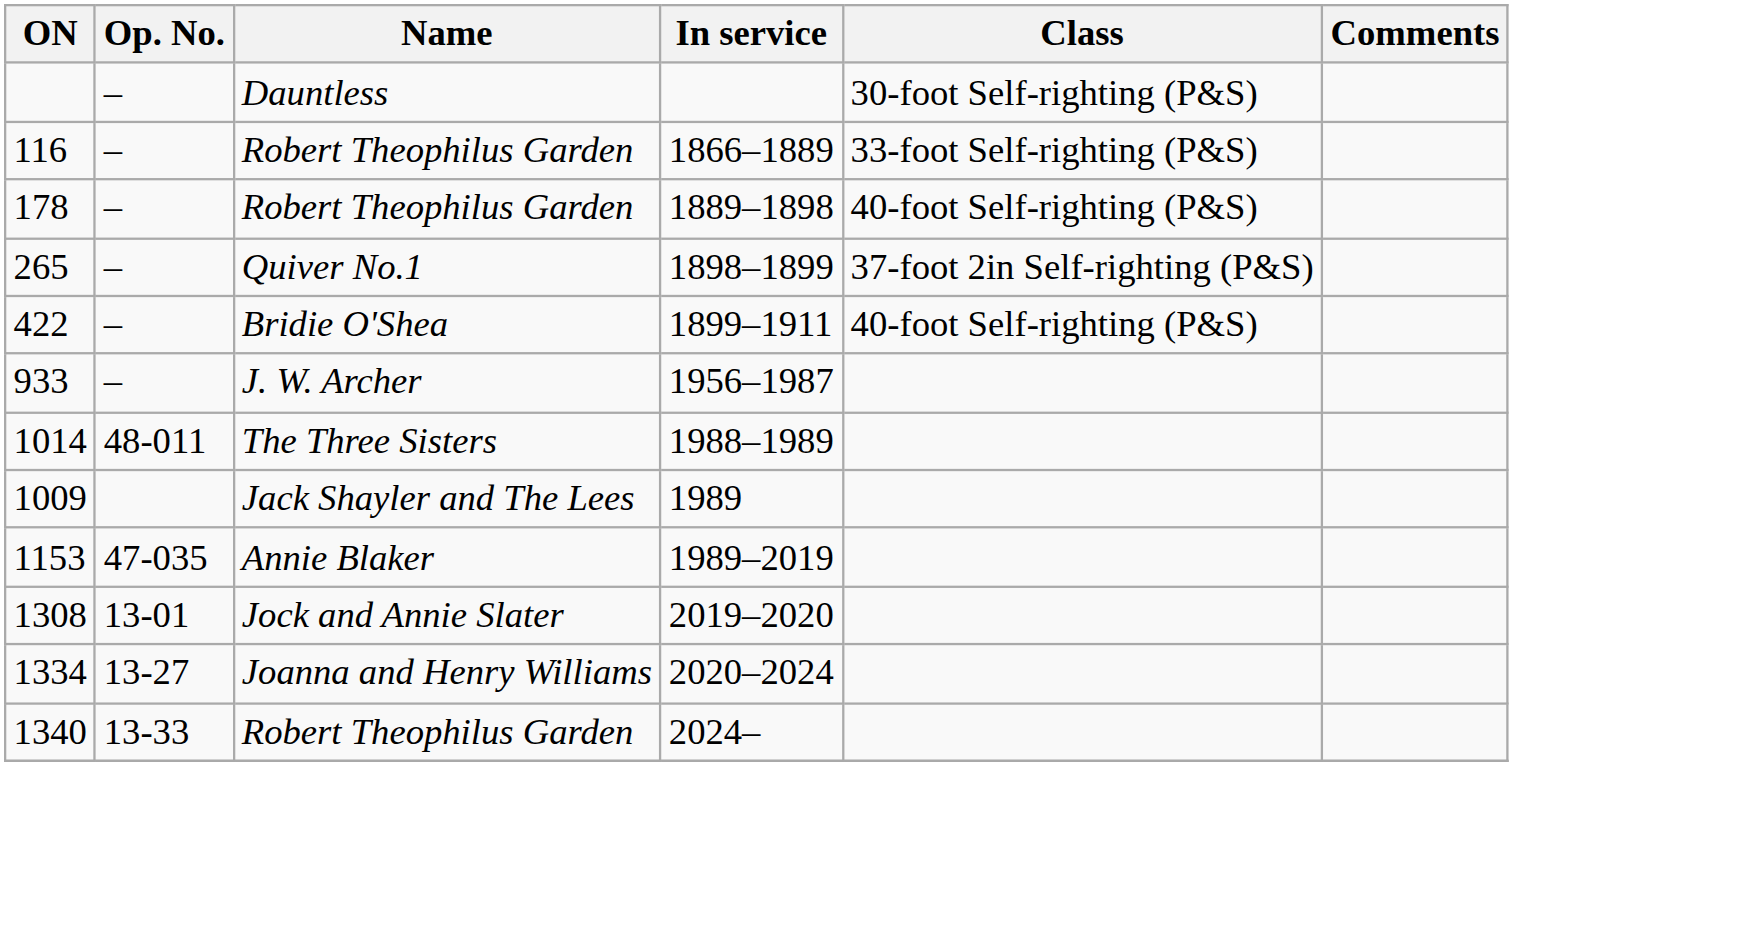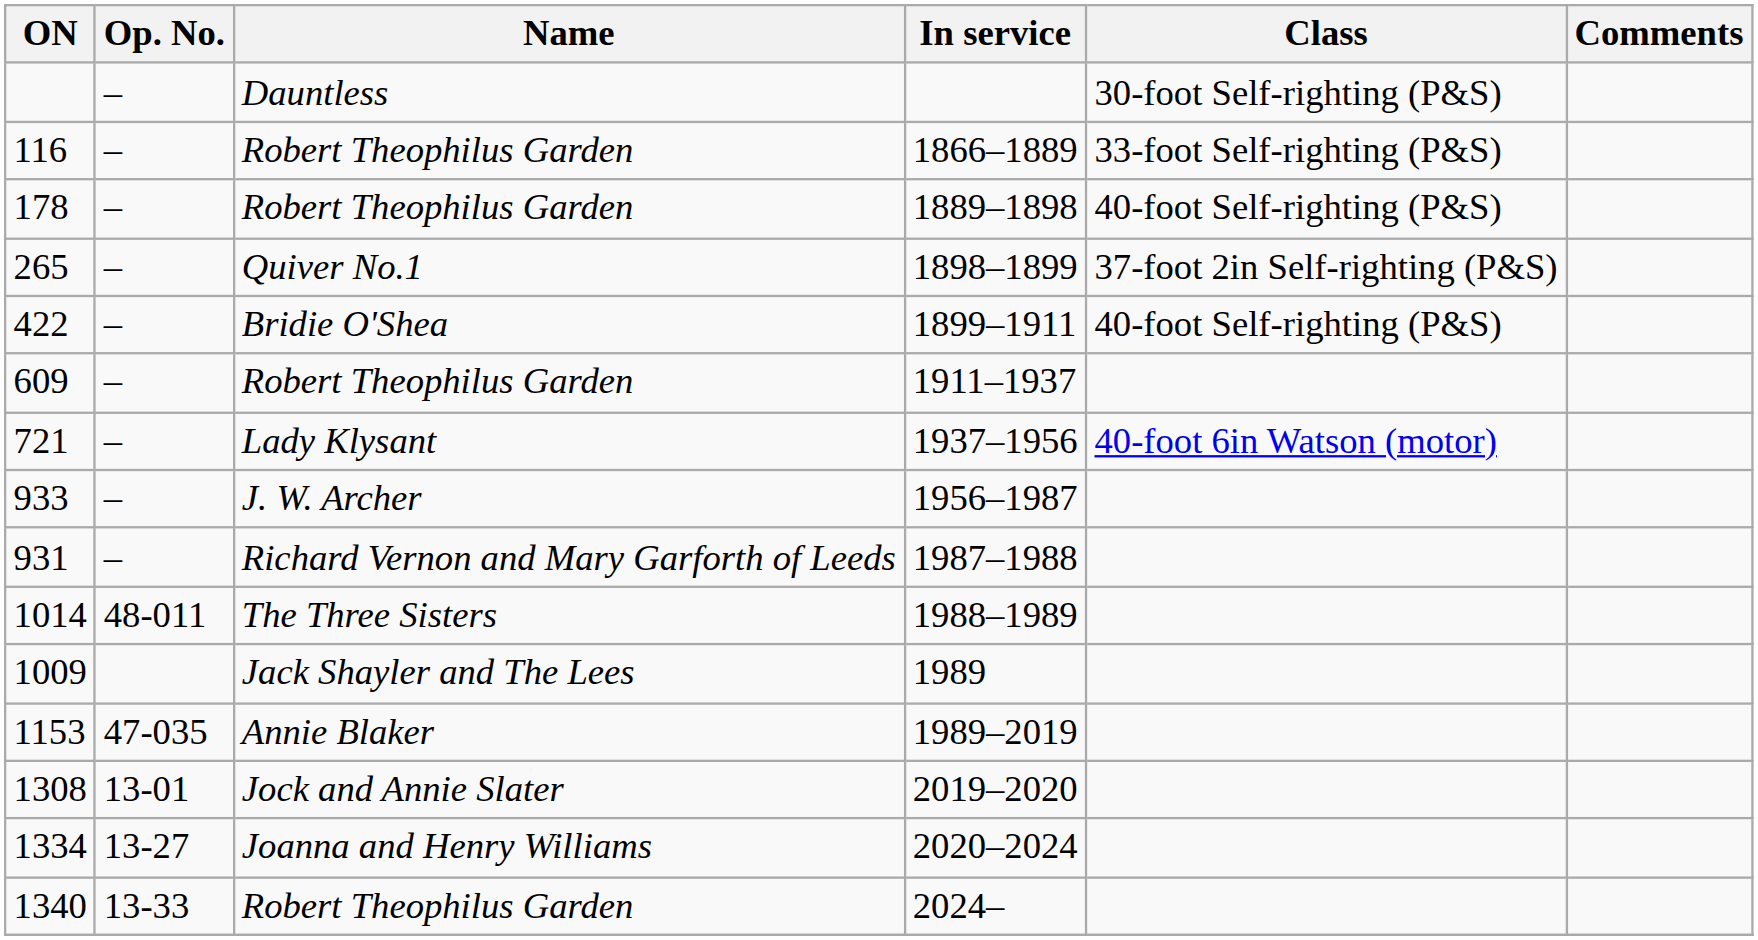+ row: (41, 382)
+ row: (41, 440)
+ row: (41, 556)
